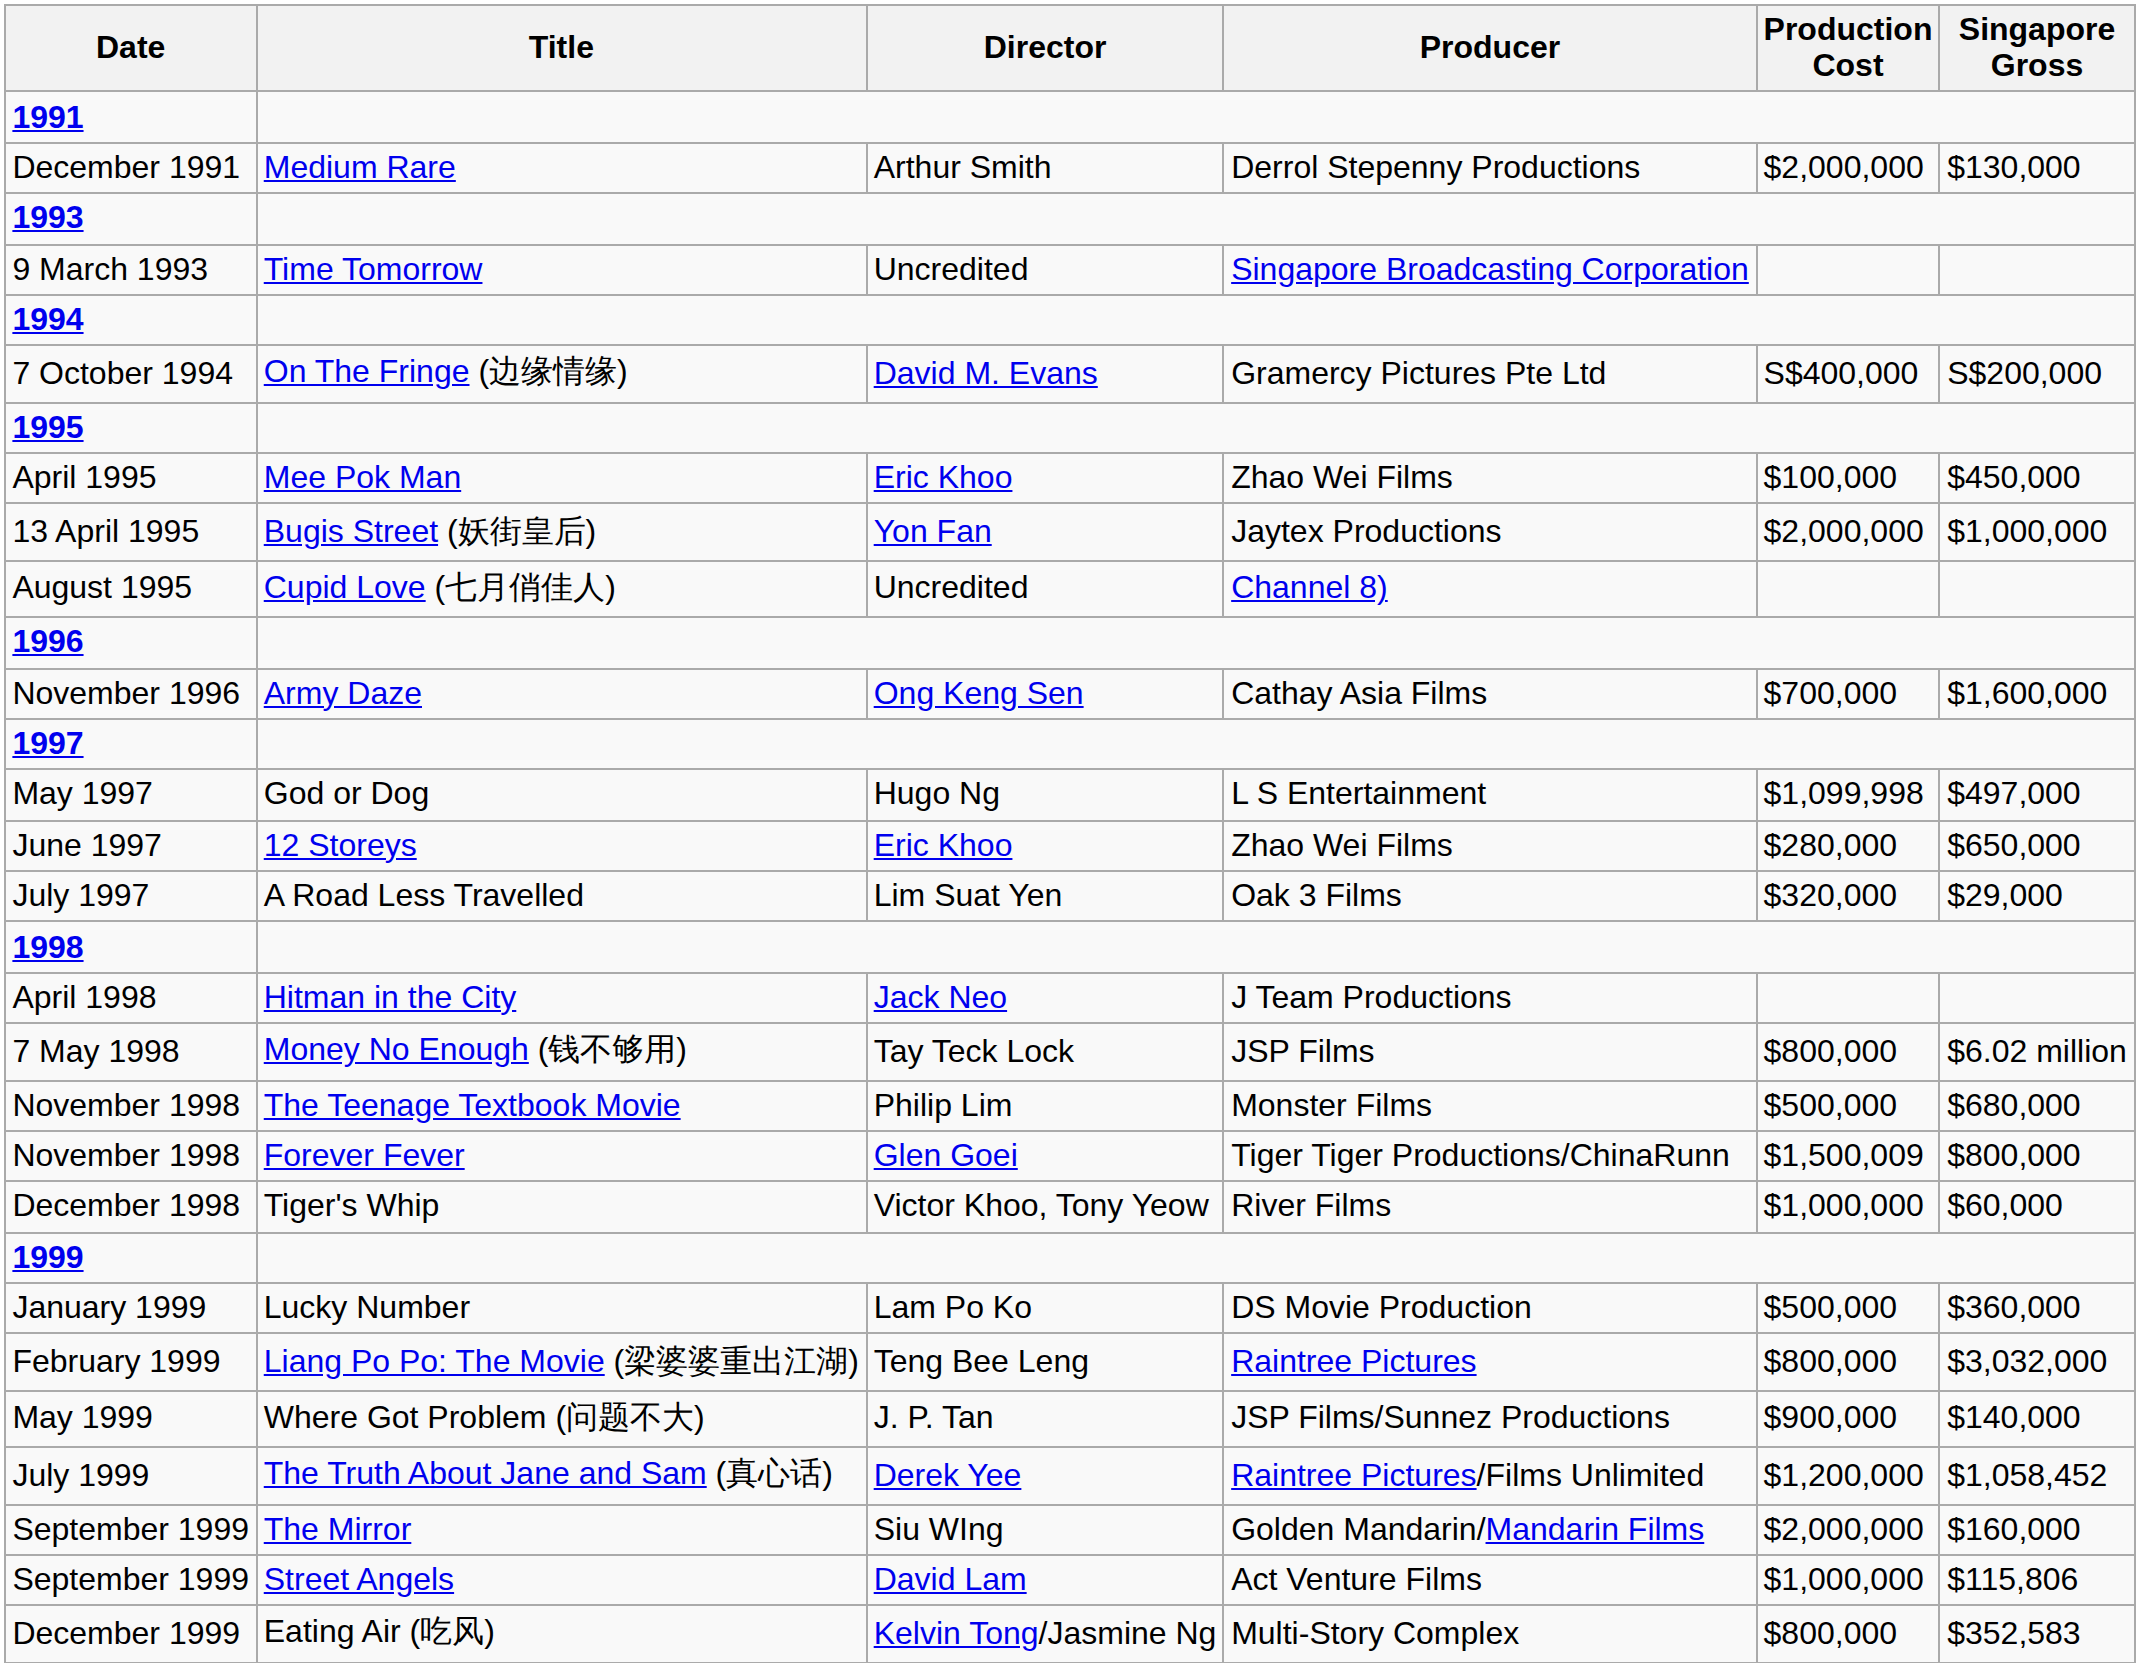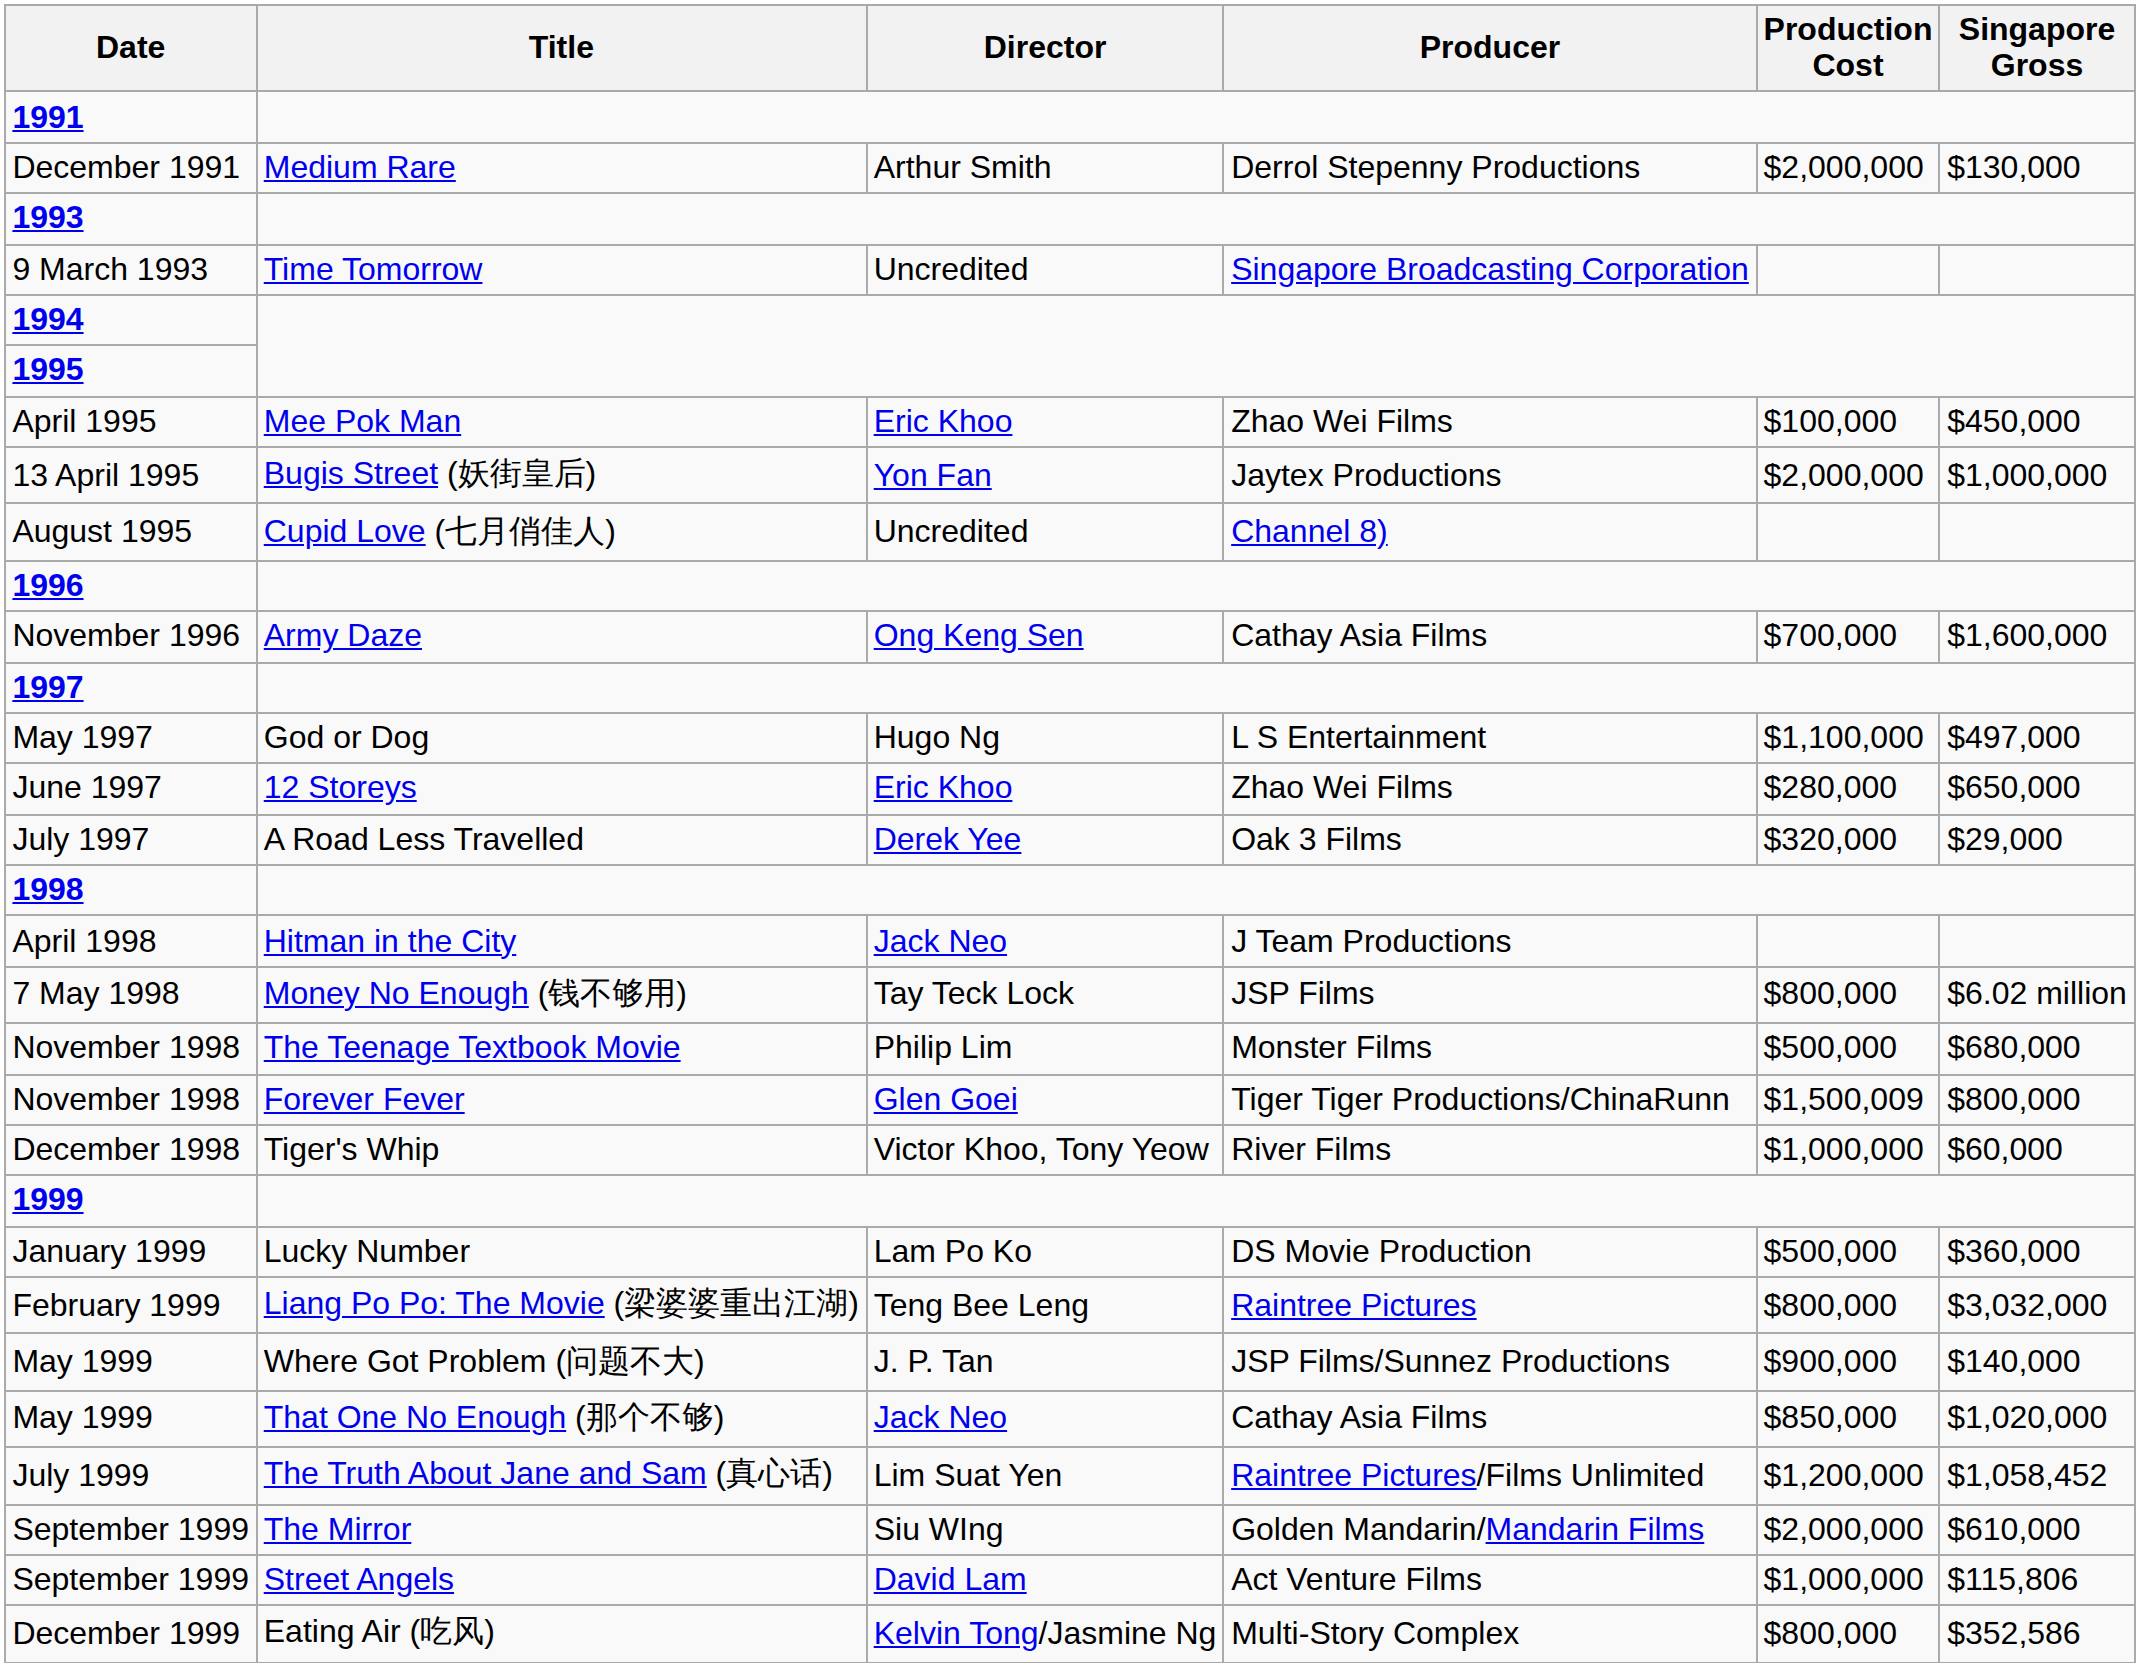- row: (123, 373)
(1844, 794) $1,099,998 -> (1844, 737) $1,100,000
(968, 895) Lim Suat Yen -> (948, 839) Derek Yee
+ row: (83, 1418)
(948, 1475) Derek Yee -> (968, 1475) Lim Suat Yen
(2014, 1528) $160,000 -> (2014, 1528) $610,000
(2014, 1633) $352,583 -> (2014, 1633) $352,586
